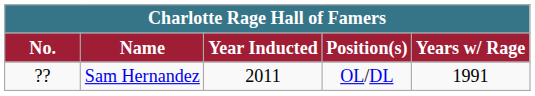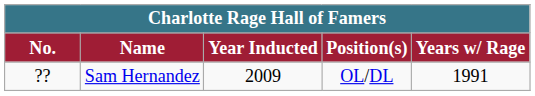(263, 76) 2011 -> (263, 76) 2009
